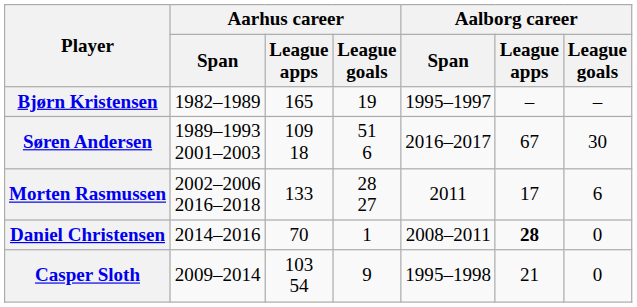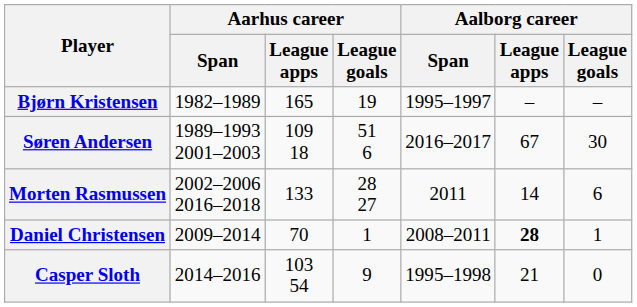(529, 193) 17 -> (529, 193) 14
(218, 234) 2014–2016 -> (218, 234) 2009–2014
(597, 234) 0 -> (597, 234) 1
(218, 275) 2009–2014 -> (218, 275) 2014–2016
